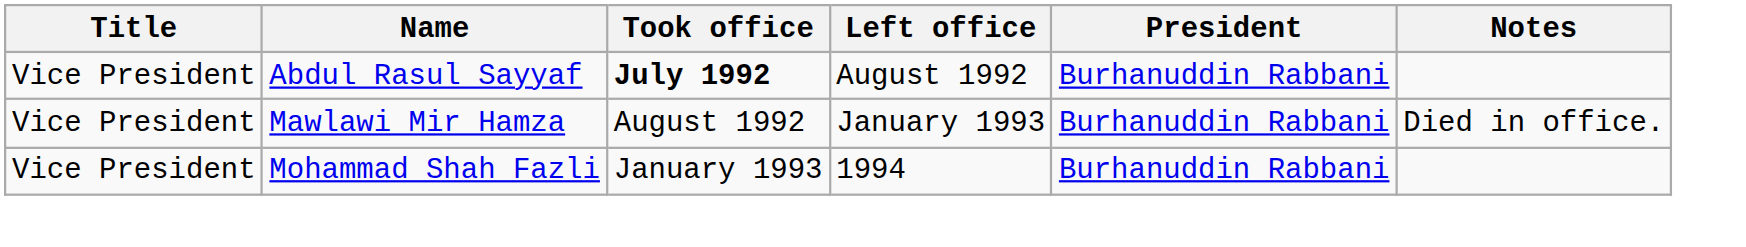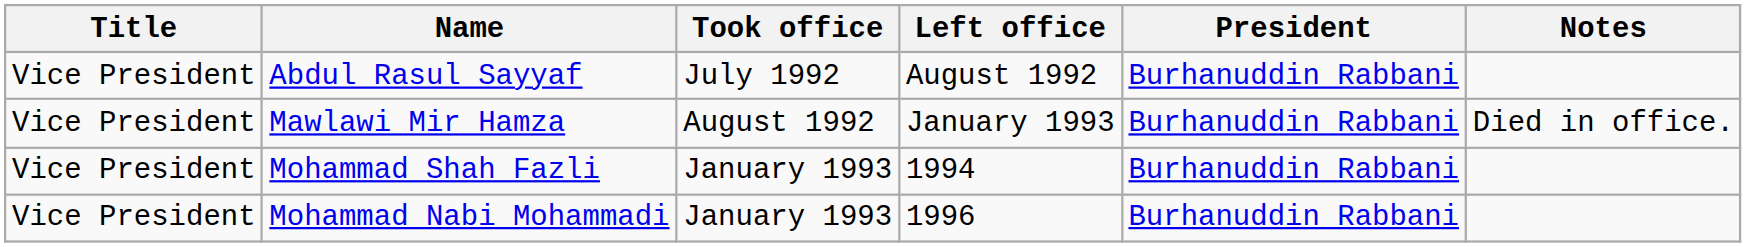(692, 76) bold -> (762, 76) normal
+ row: (469, 218)
